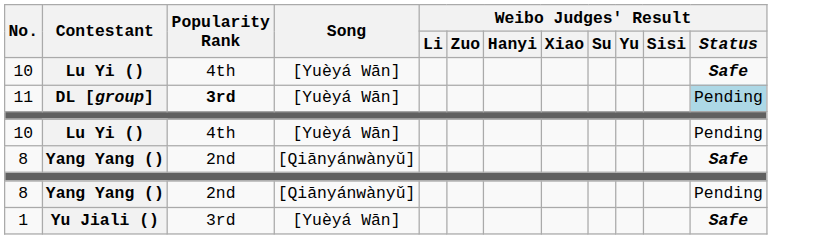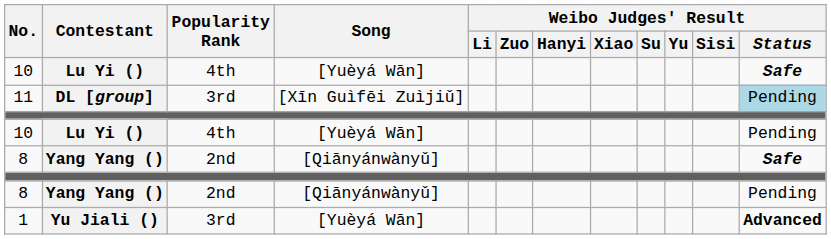(221, 98) bold -> (221, 98) normal
(346, 98) [Yuèyá Wān] -> (371, 98) [Xīn Guìfēi Zuìjiǔ]
(728, 220) Safe -> (782, 220) Advanced
